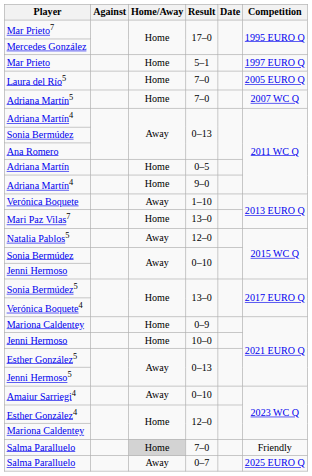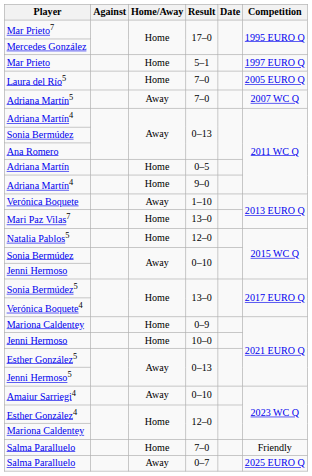(157, 99) Home -> (157, 99) Away
(157, 238) Away -> (157, 238) Home
(157, 447) lightgrey background -> (157, 447) no background
